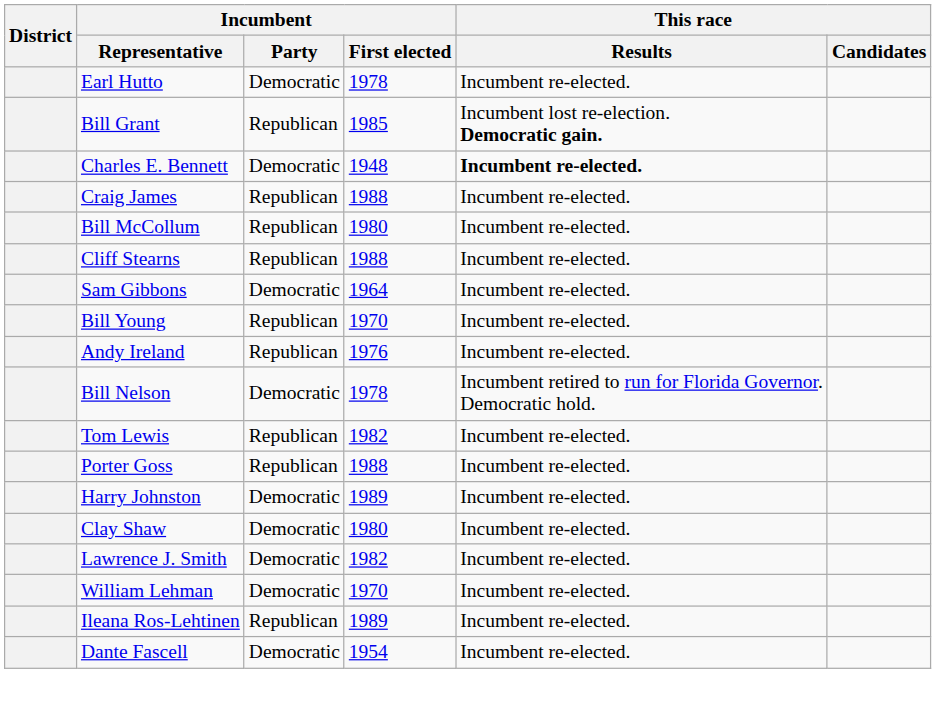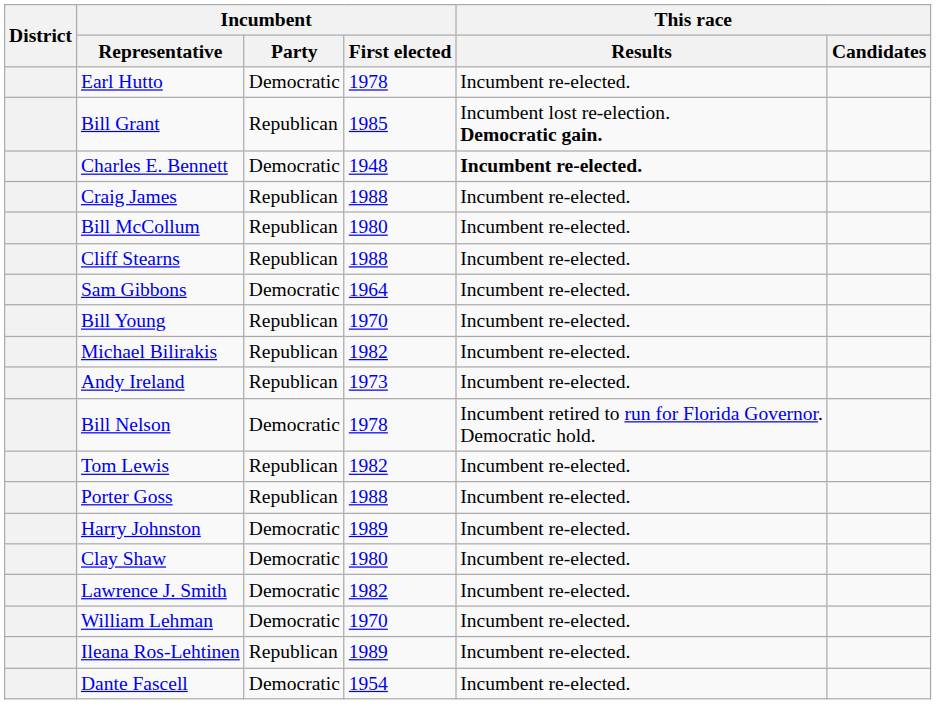+ row: (149, 351)
(368, 351) 1976 -> (368, 382) 1973
